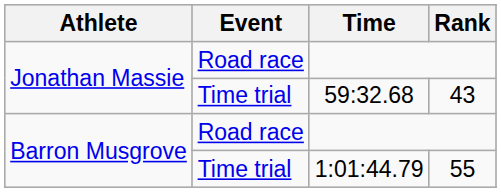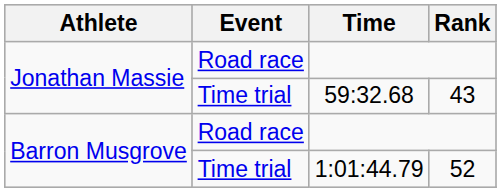(462, 169) 55 -> (462, 169) 52
